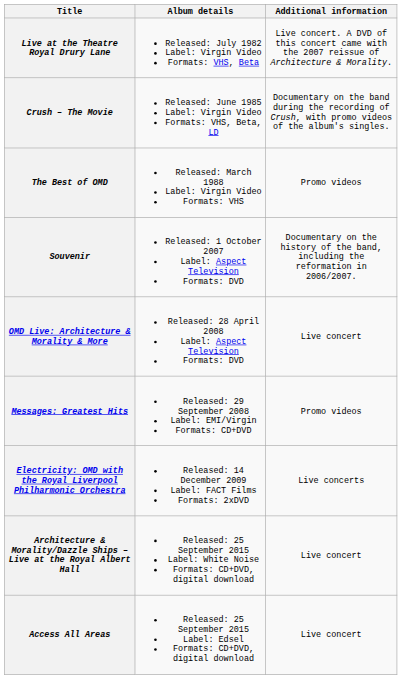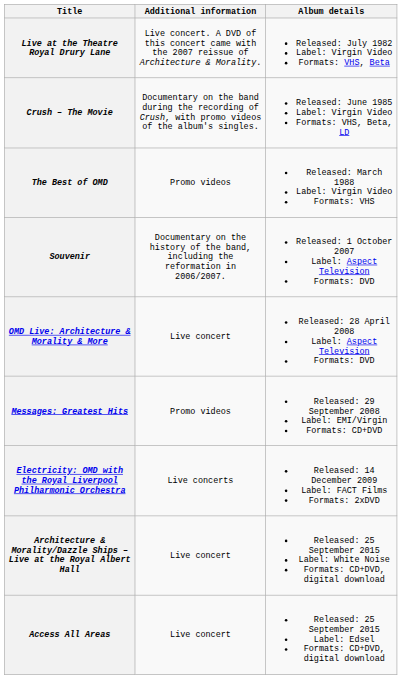columns swapped: (200, 11) <-> (331, 11)
